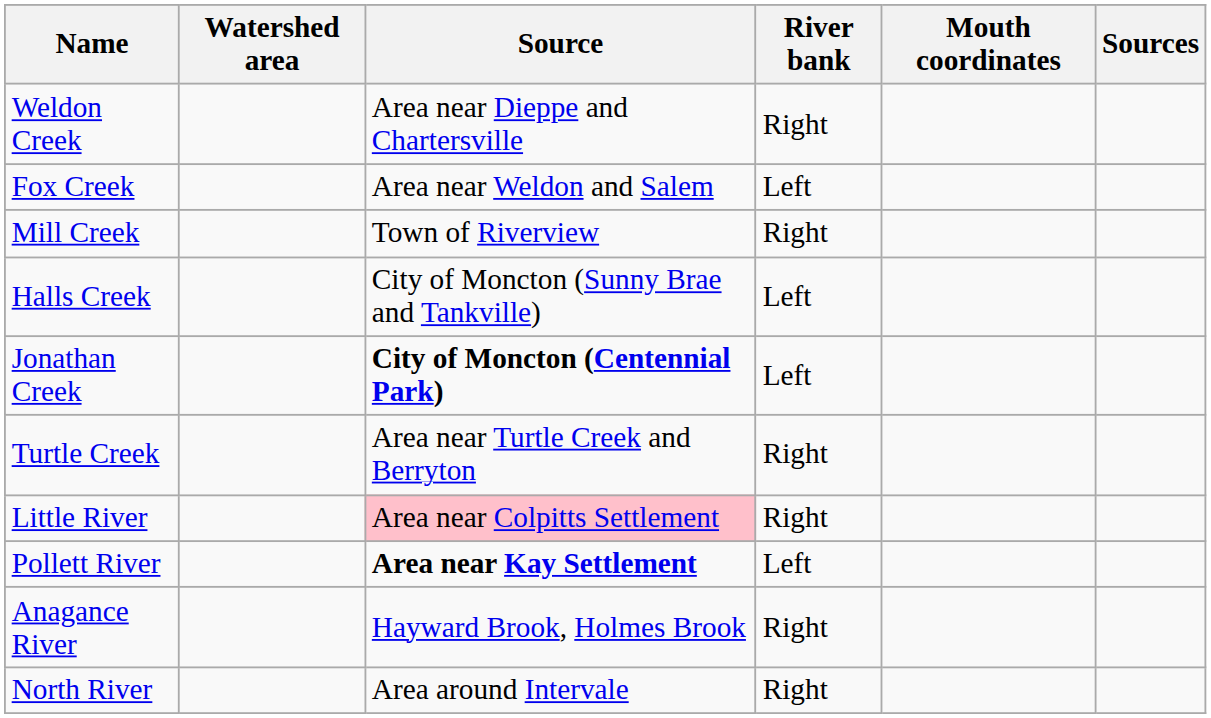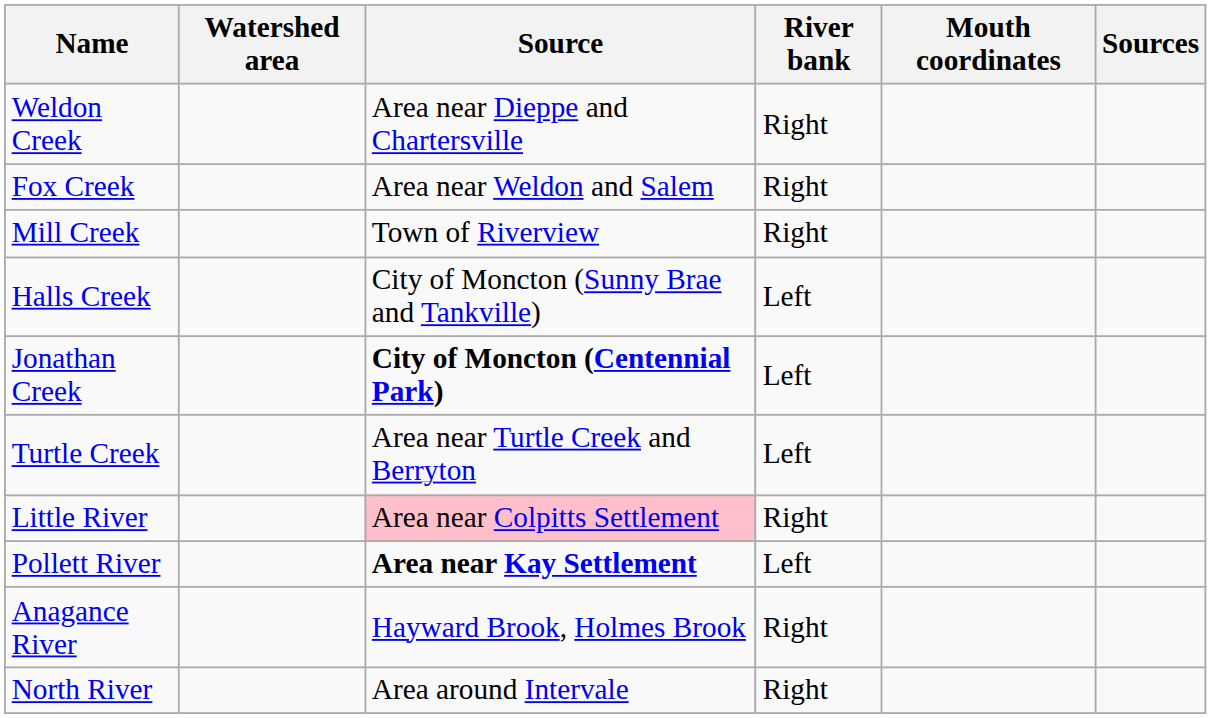(787, 186) Left -> (795, 186) Right
(795, 454) Right -> (787, 454) Left
